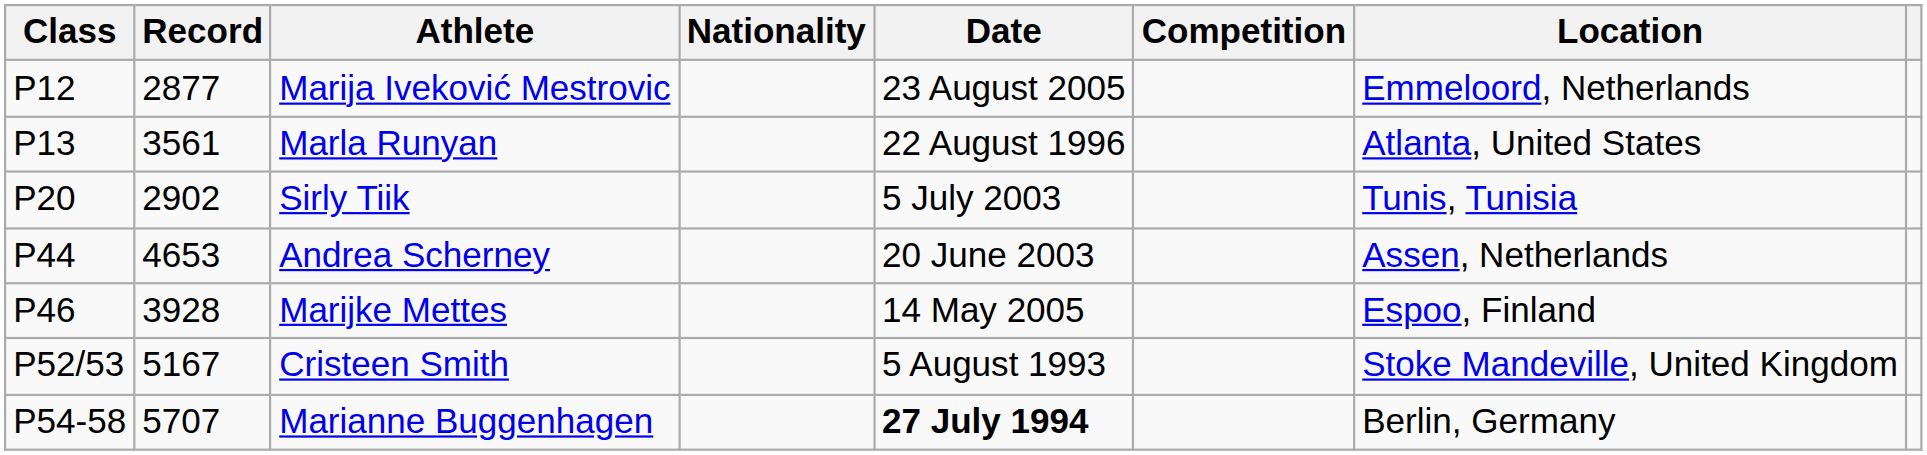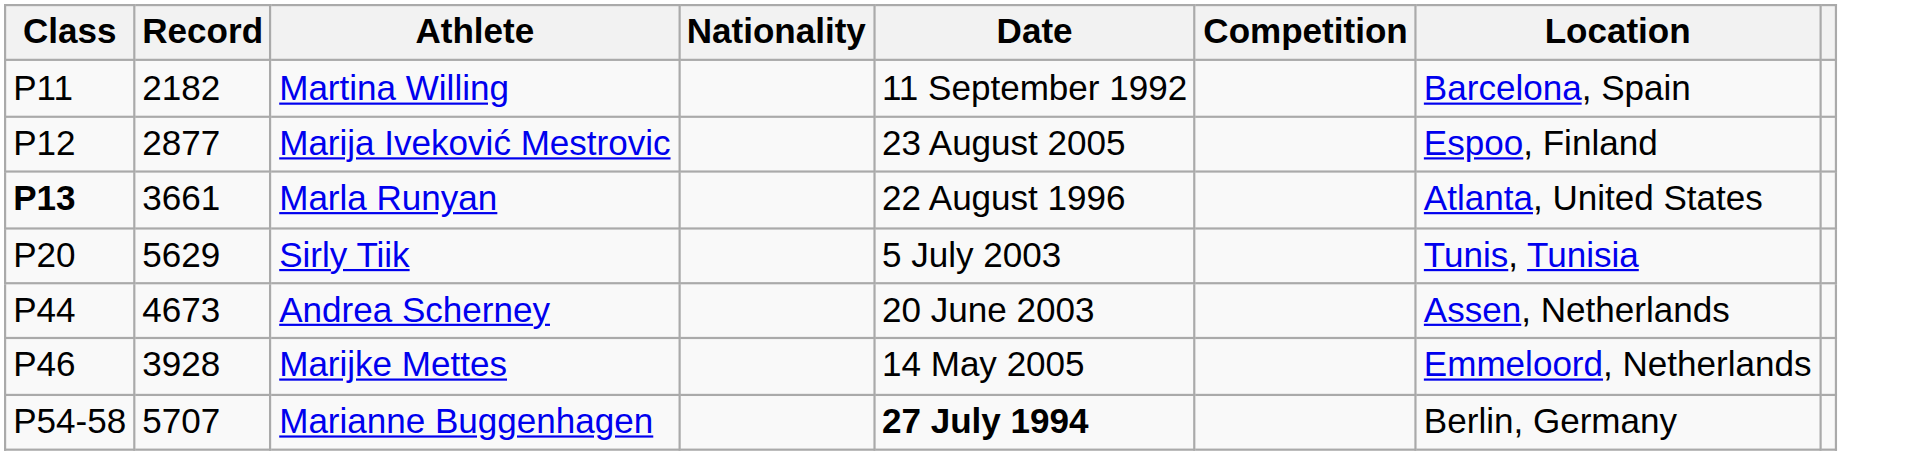+ row: (394, 87)
(1556, 87) Emmeloord, Netherlands -> (1541, 143) Espoo, Finland
(44, 143) normal -> (44, 198) bold
(181, 143) 3561 -> (181, 198) 3661
(181, 198) 2902 -> (181, 254) 5629
(181, 254) 4653 -> (181, 310) 4673
(1479, 310) Espoo, Finland -> (1618, 365) Emmeloord, Netherlands
- row: (394, 365)
